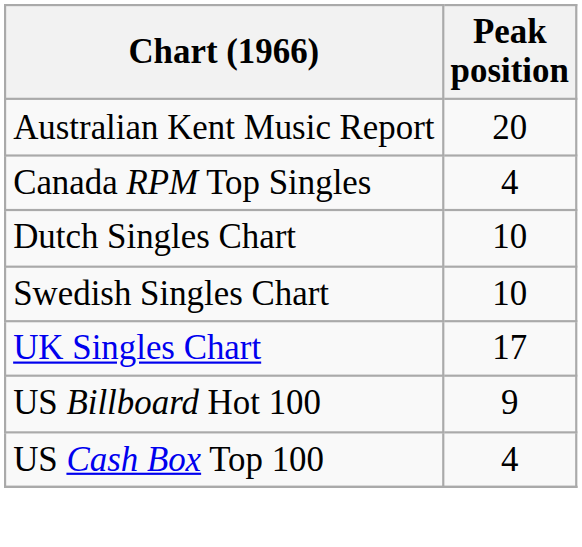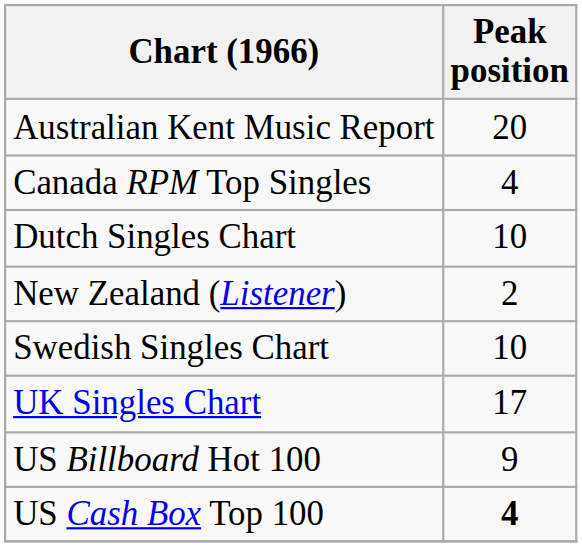+ row: (180, 292)
(510, 458) normal -> (510, 513) bold
